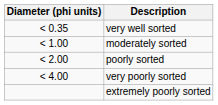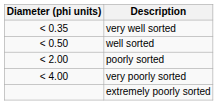+ row: (130, 44)
- row: (146, 44)
